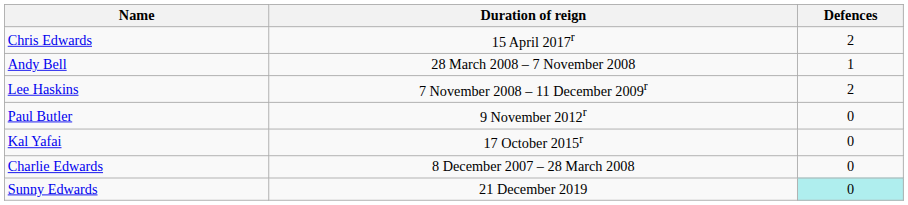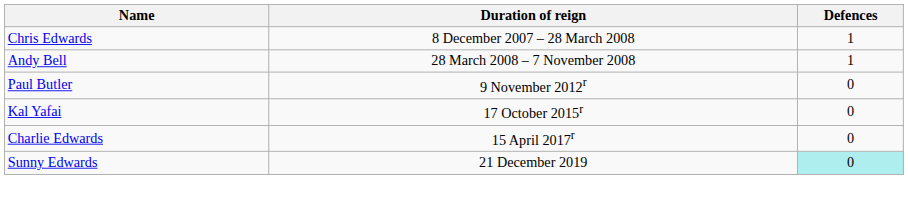(533, 40) 15 April 2017r -> (533, 38) 8 December 2007 – 28 March 2008
(851, 40) 2 -> (851, 38) 1
- row: (43, 89)
(533, 166) 8 December 2007 – 28 March 2008 -> (533, 138) 15 April 2017r
